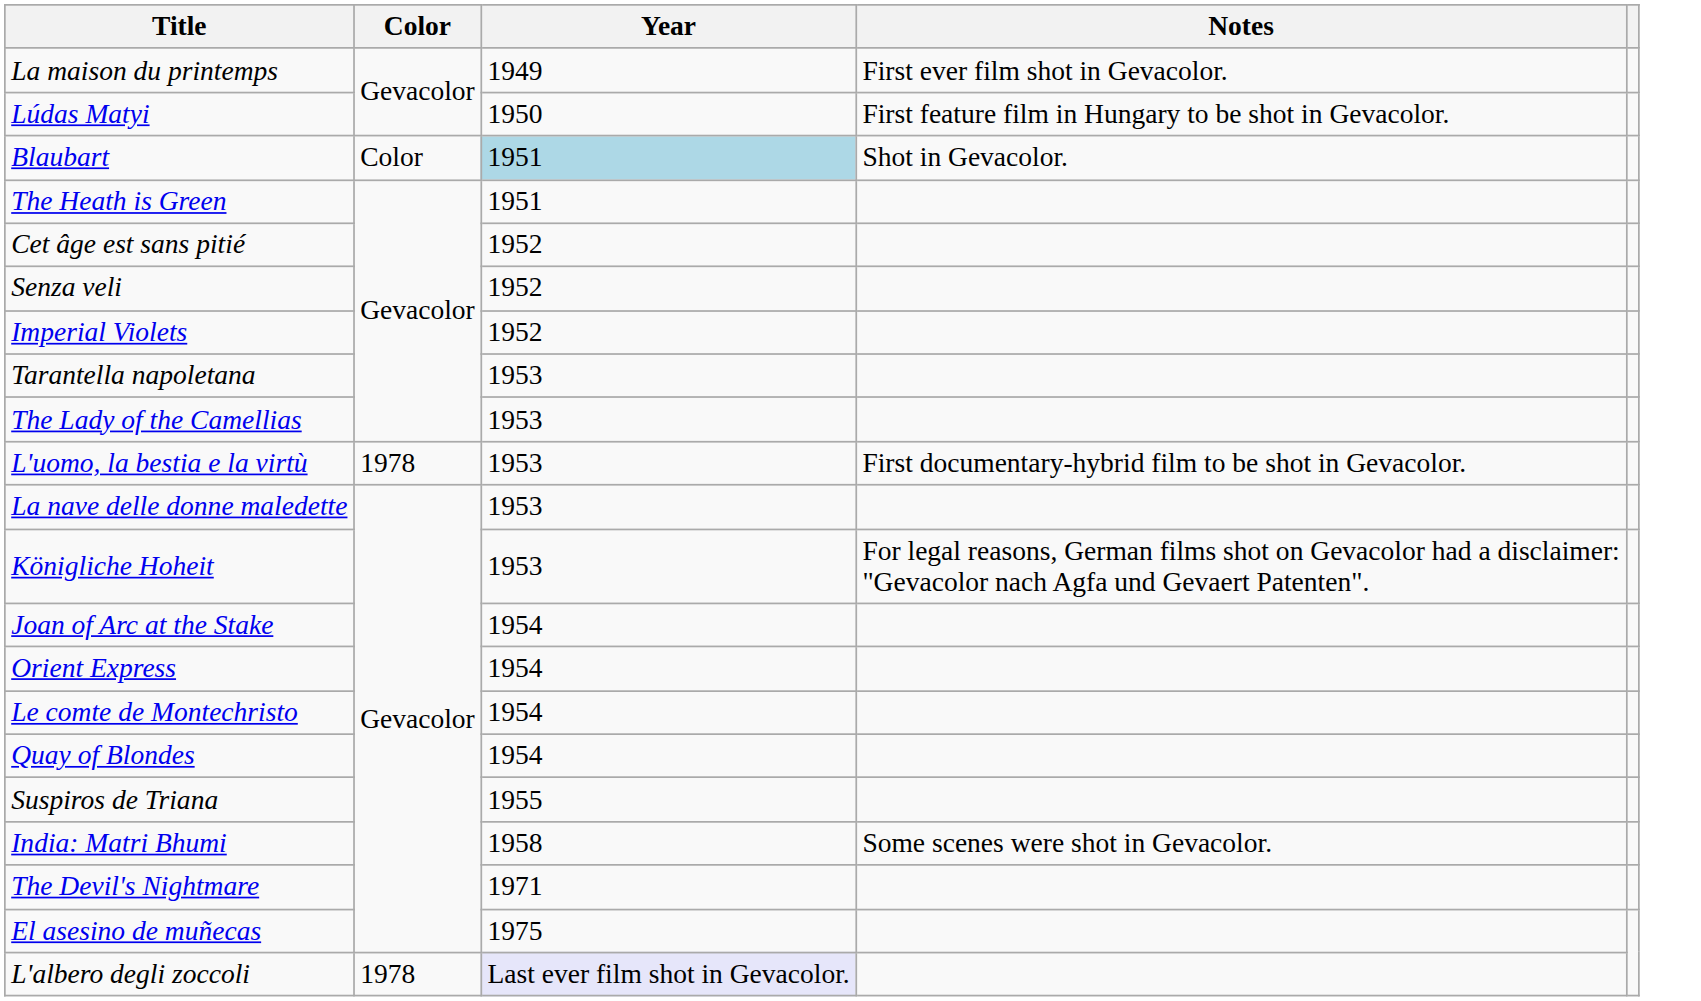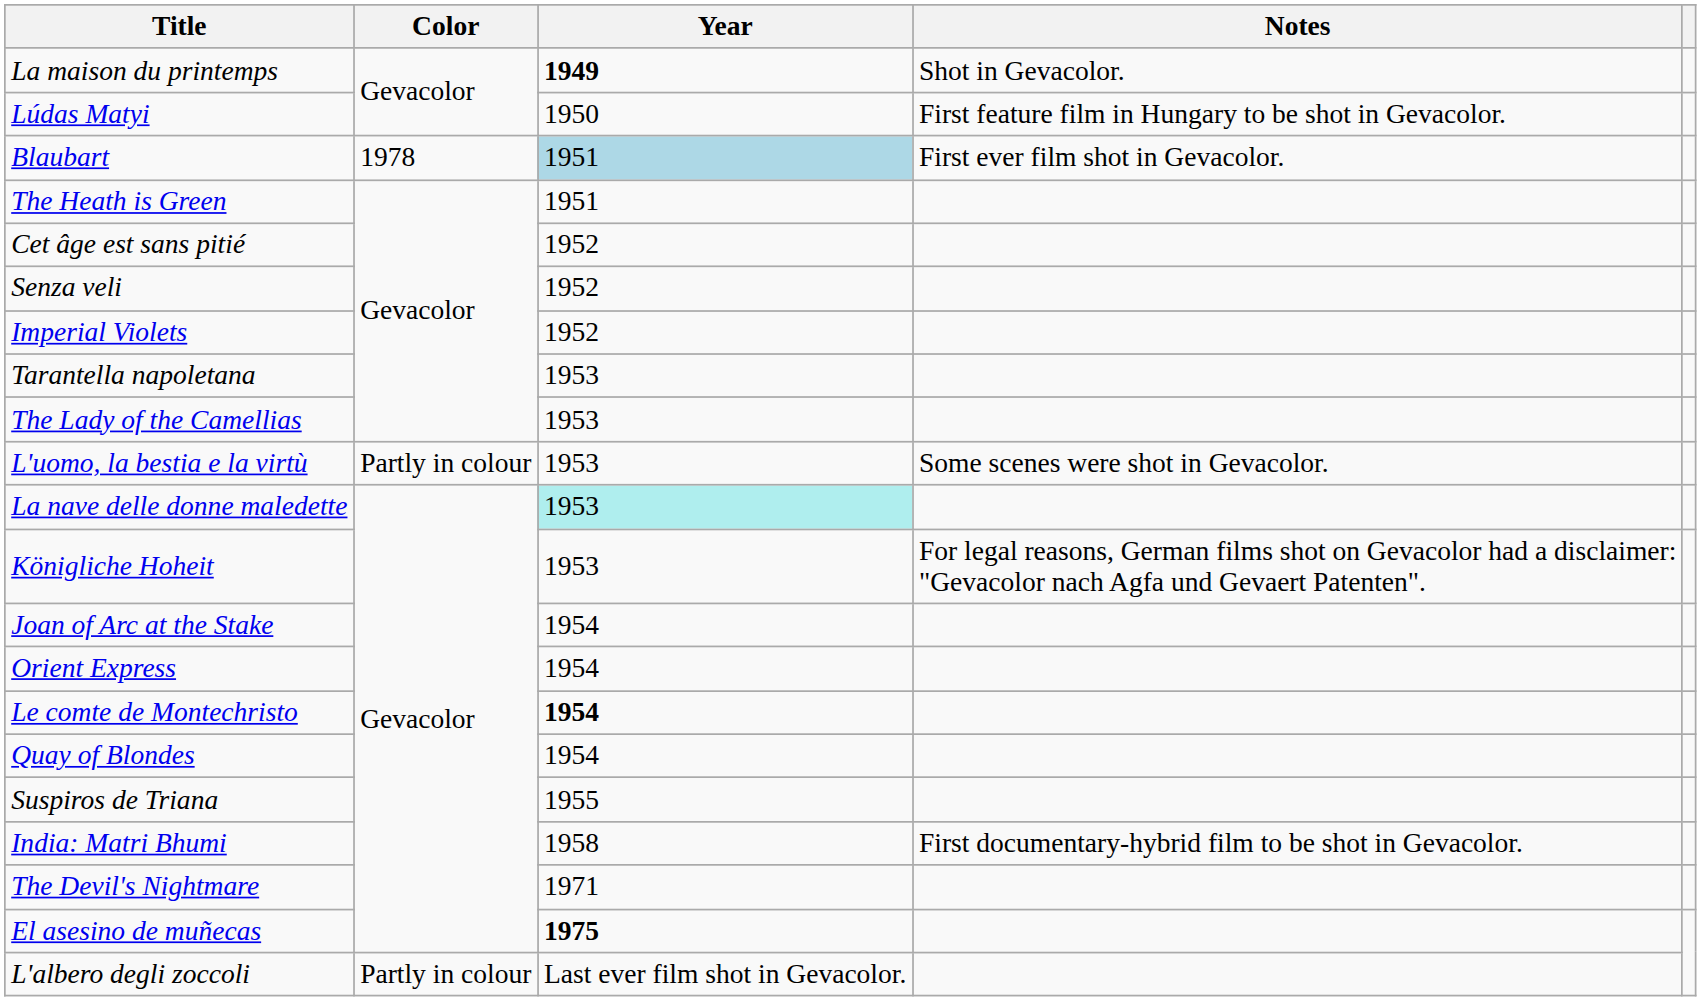(515, 69) normal -> (572, 69) bold
(1045, 69) First ever film shot in Gevacolor. -> (1022, 69) Shot in Gevacolor.
(391, 157) Color -> (388, 157) 1978
(965, 157) Shot in Gevacolor. -> (1102, 157) First ever film shot in Gevacolor.
(388, 462) 1978 -> (446, 462) Partly in colour
(1164, 462) First documentary-hybrid film to be shot in Gevacolor. -> (1124, 462) Some scenes were shot in Gevacolor.
(515, 506) no background -> (572, 506) paleturquoise background
(515, 711) normal -> (572, 711) bold
(1067, 842) Some scenes were shot in Gevacolor. -> (1221, 842) First documentary-hybrid film to be shot in Gevacolor.
(515, 930) normal -> (572, 930) bold
(388, 973) 1978 -> (446, 973) Partly in colour
(669, 973) lavender background -> (725, 973) no background
